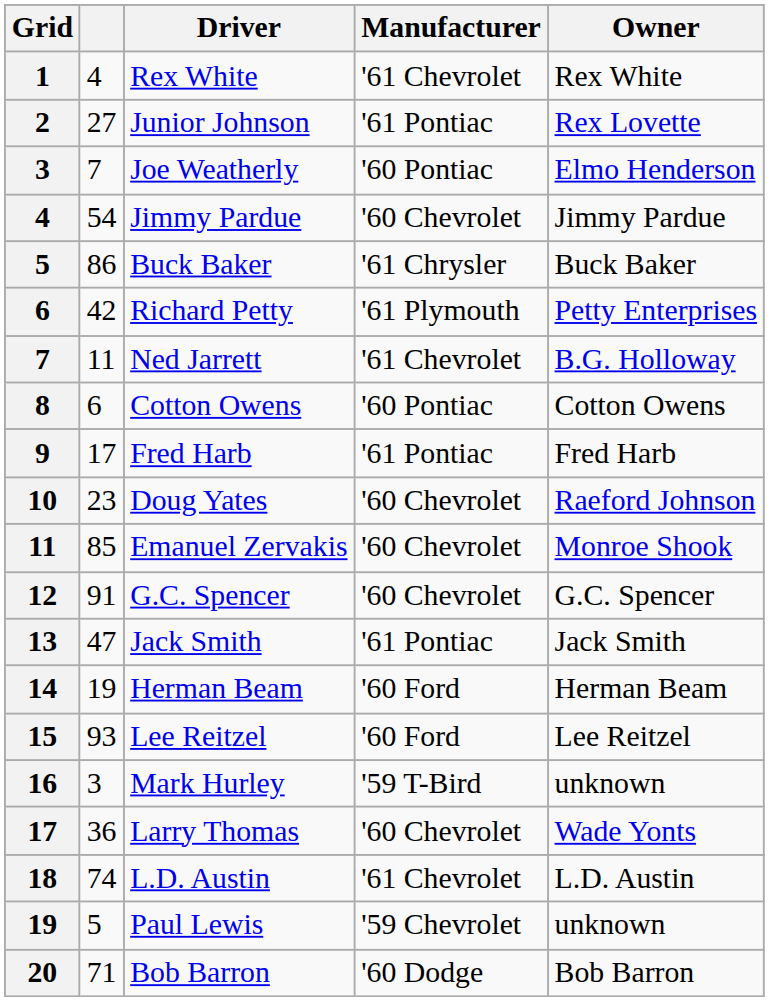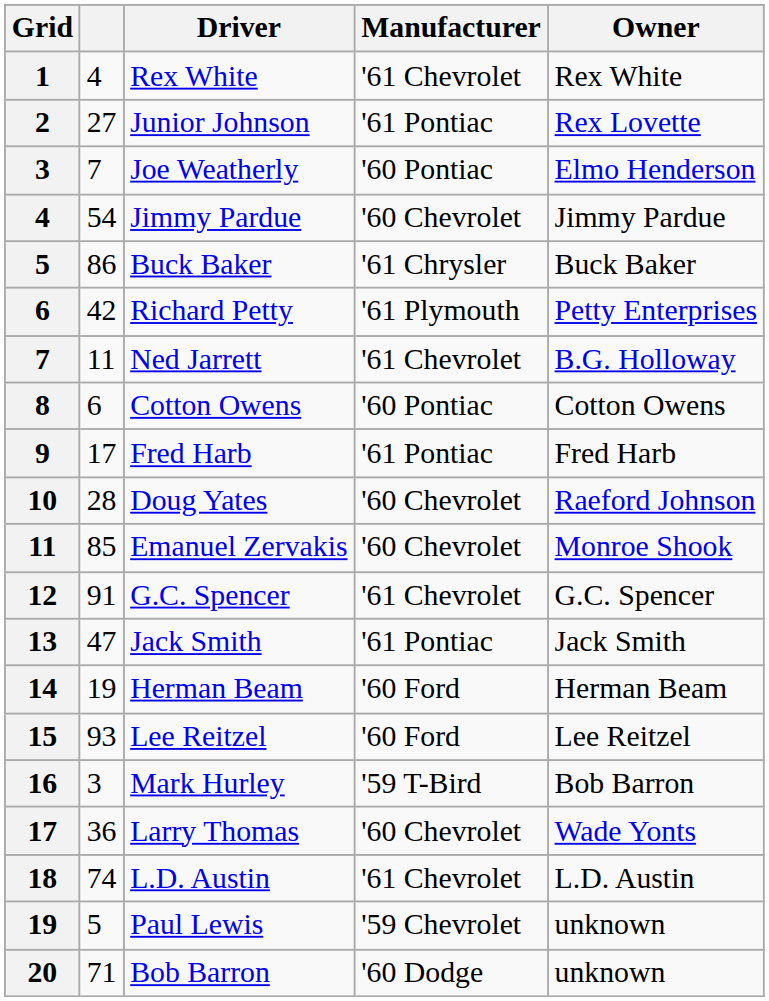(102, 500) 23 -> (102, 500) 28
(441, 594) '60 Chevrolet -> (441, 594) '61 Chevrolet
(610, 783) unknown -> (624, 783) Bob Barron
(624, 972) Bob Barron -> (610, 972) unknown
